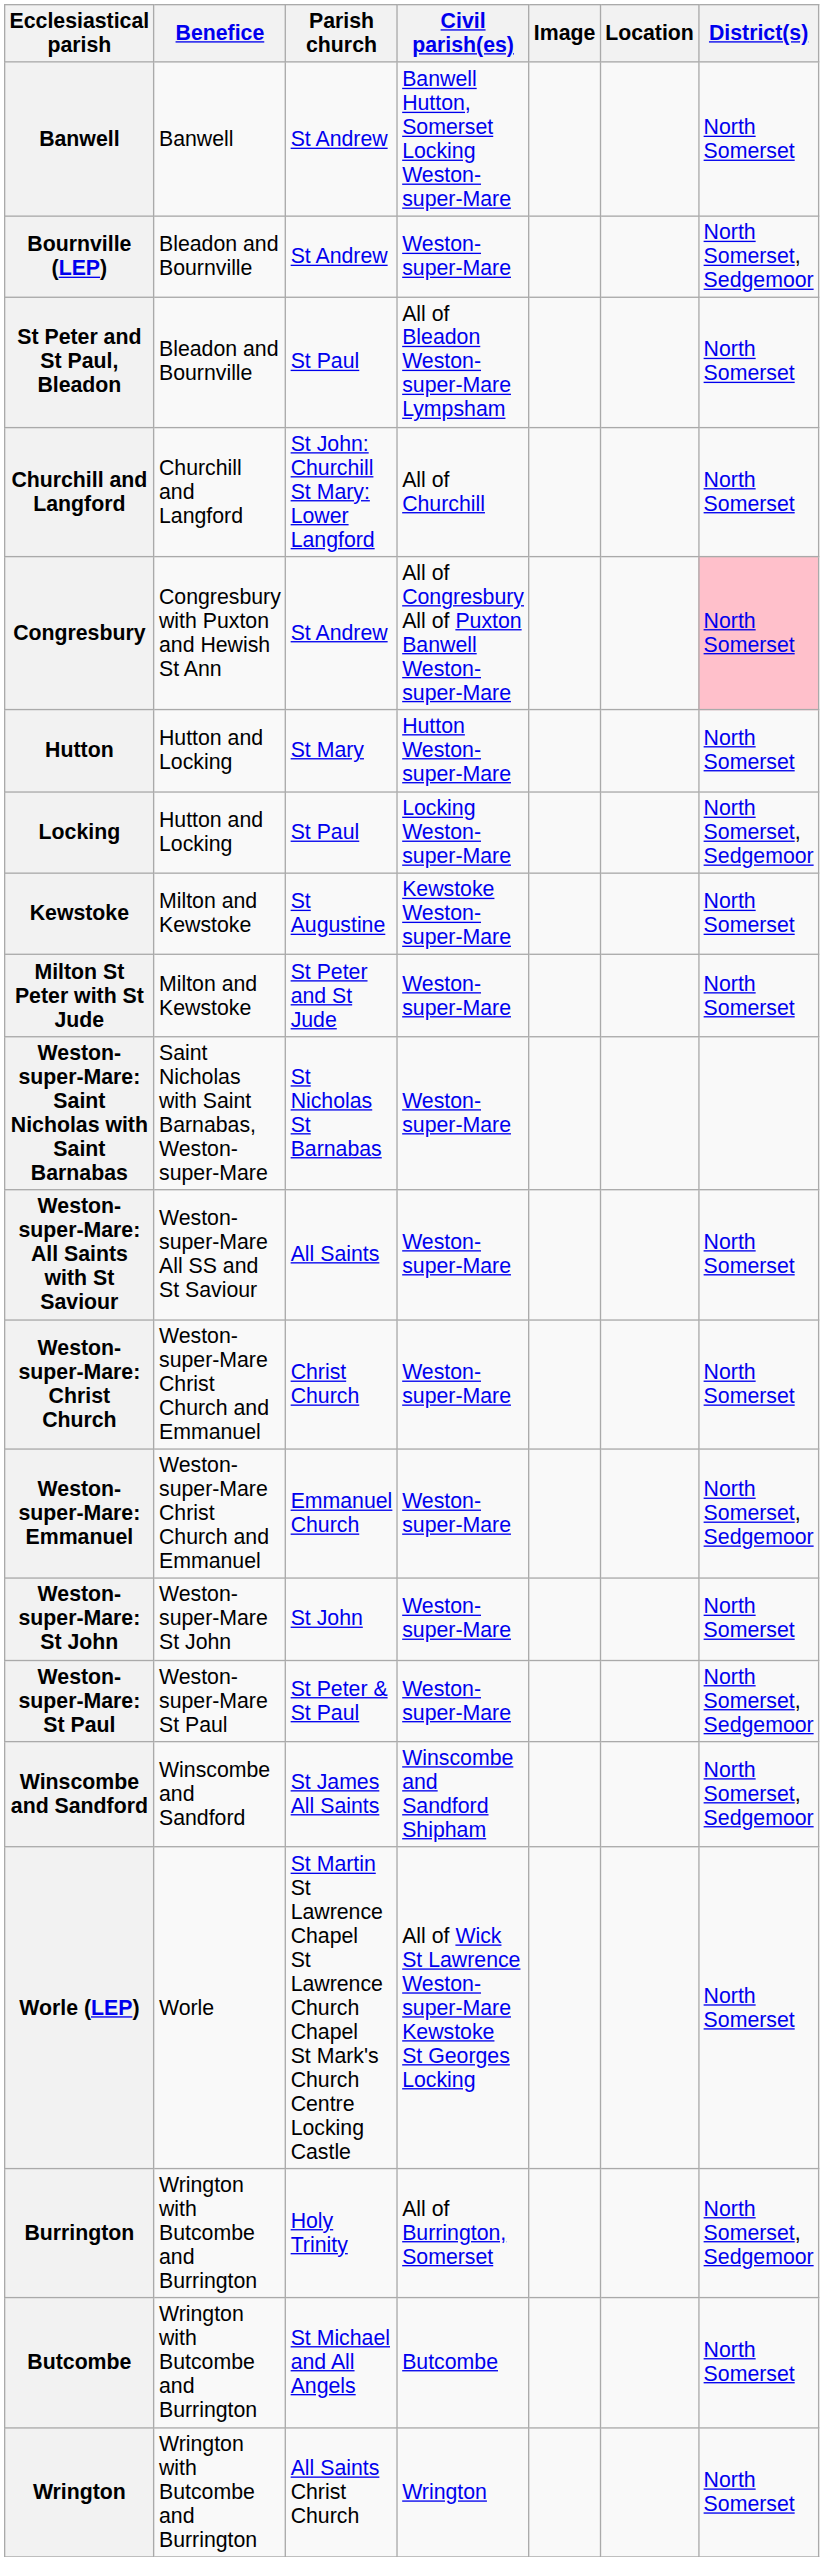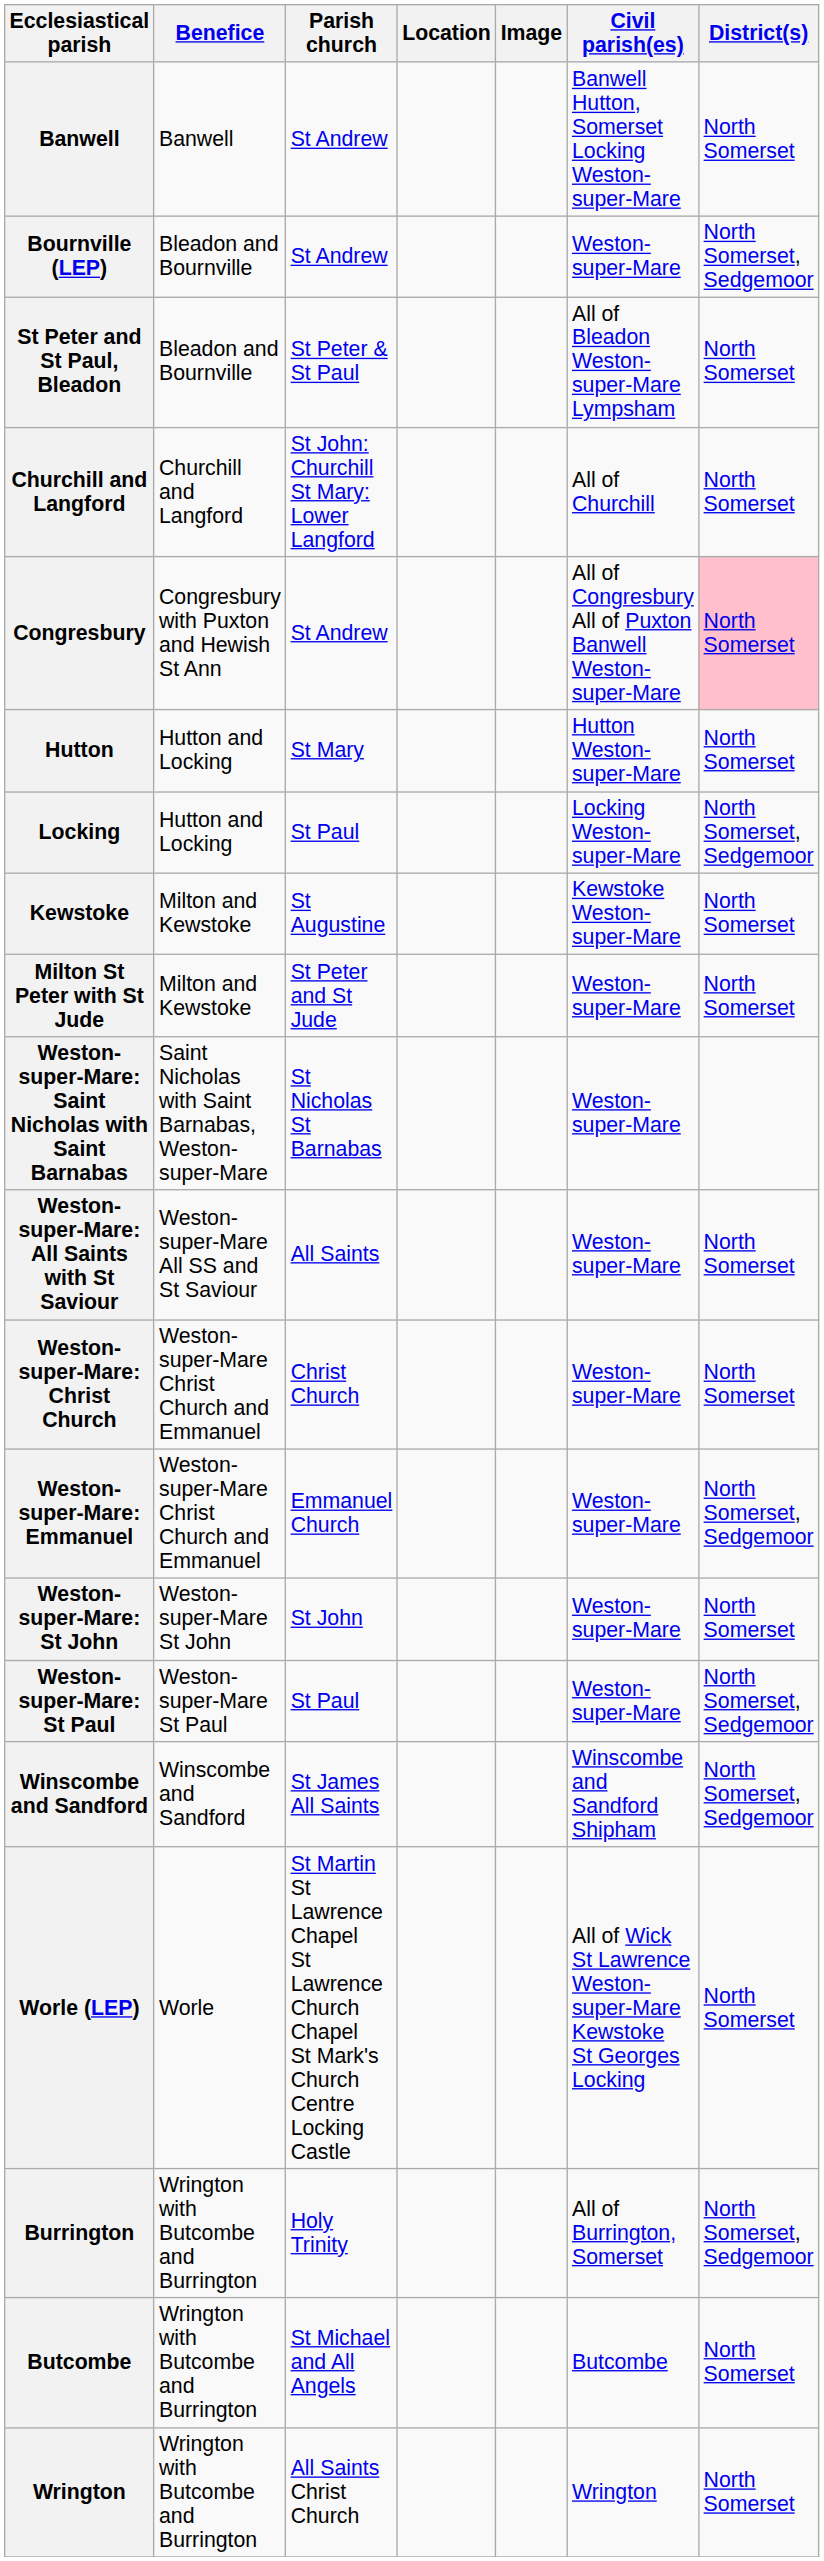columns swapped: (649, 33) <-> (463, 33)
(325, 362) St Paul -> (339, 362) St Peter & St Paul
(339, 1700) St Peter & St Paul -> (325, 1700) St Paul
